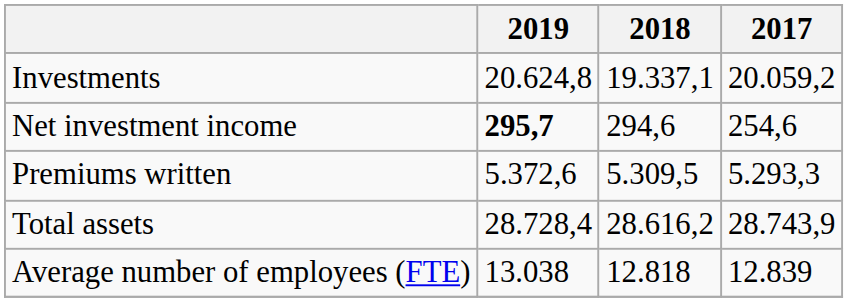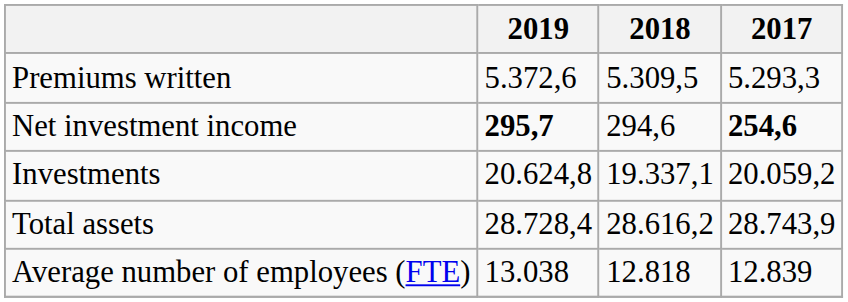rows swapped: (122, 175) <-> (86, 77)
(762, 126) normal -> (762, 126) bold
